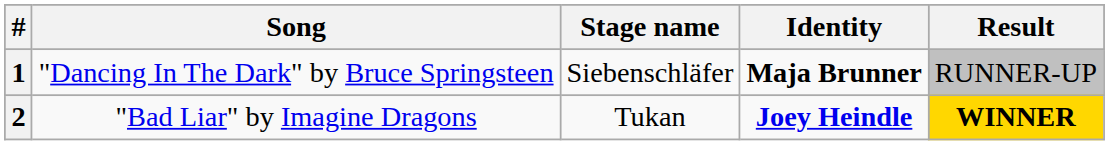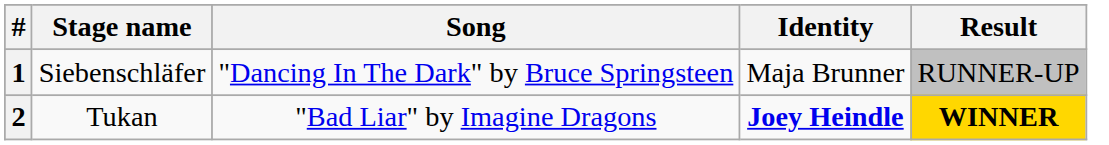columns swapped: (650, 26) <-> (296, 26)
(834, 71) bold -> (825, 71) normal
